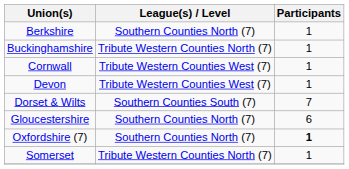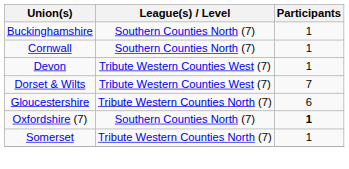- row: (50, 31)
(185, 48) Tribute Western Counties North (7) -> (185, 31) Southern Counties North (7)
(185, 66) Tribute Western Counties West (7) -> (185, 48) Southern Counties North (7)
(185, 102) Southern Counties South (7) -> (185, 84) Tribute Western Counties West (7)
(185, 119) Southern Counties North (7) -> (185, 102) Tribute Western Counties North (7)
